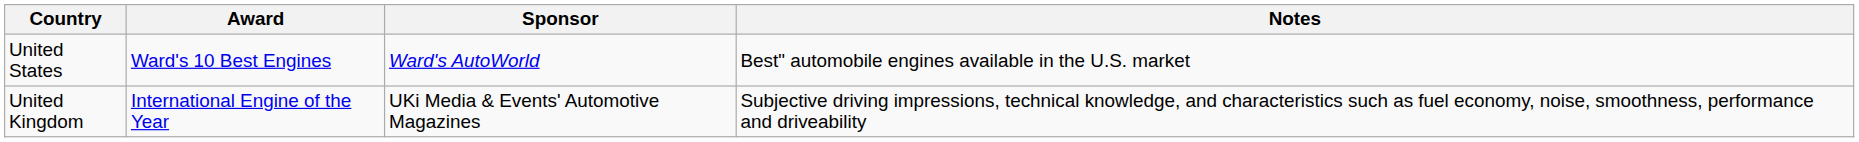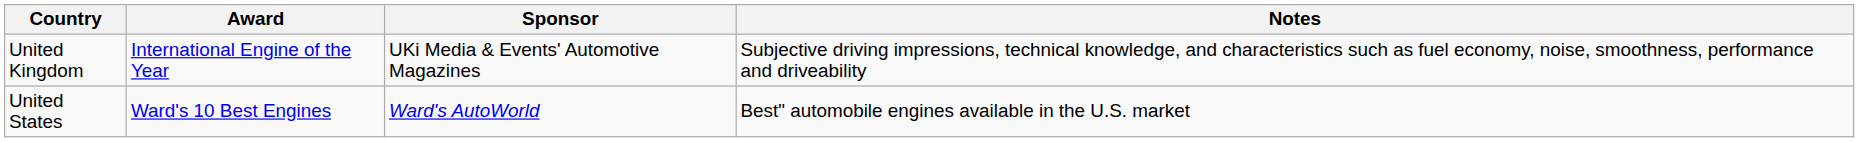rows swapped: (46, 111) <-> (36, 60)
